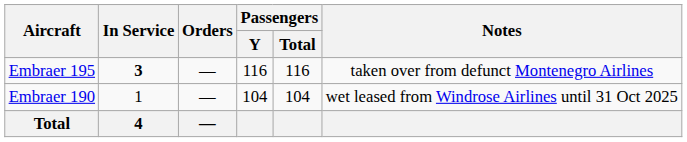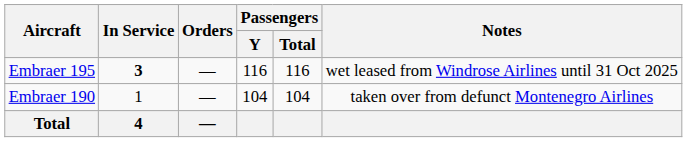(502, 70) taken over from defunct Montenegro Airlines -> (502, 70) wet leased from Windrose Airlines until 31 Oct 2025
(502, 96) wet leased from Windrose Airlines until 31 Oct 2025 -> (502, 96) taken over from defunct Montenegro Airlines
